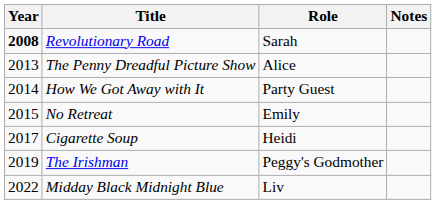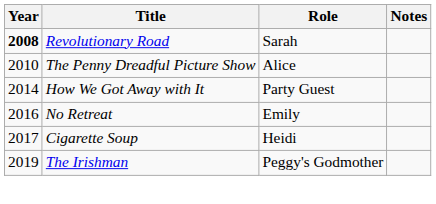(23, 65) 2013 -> (23, 65) 2010
(23, 114) 2015 -> (23, 114) 2016
- row: (135, 187)
